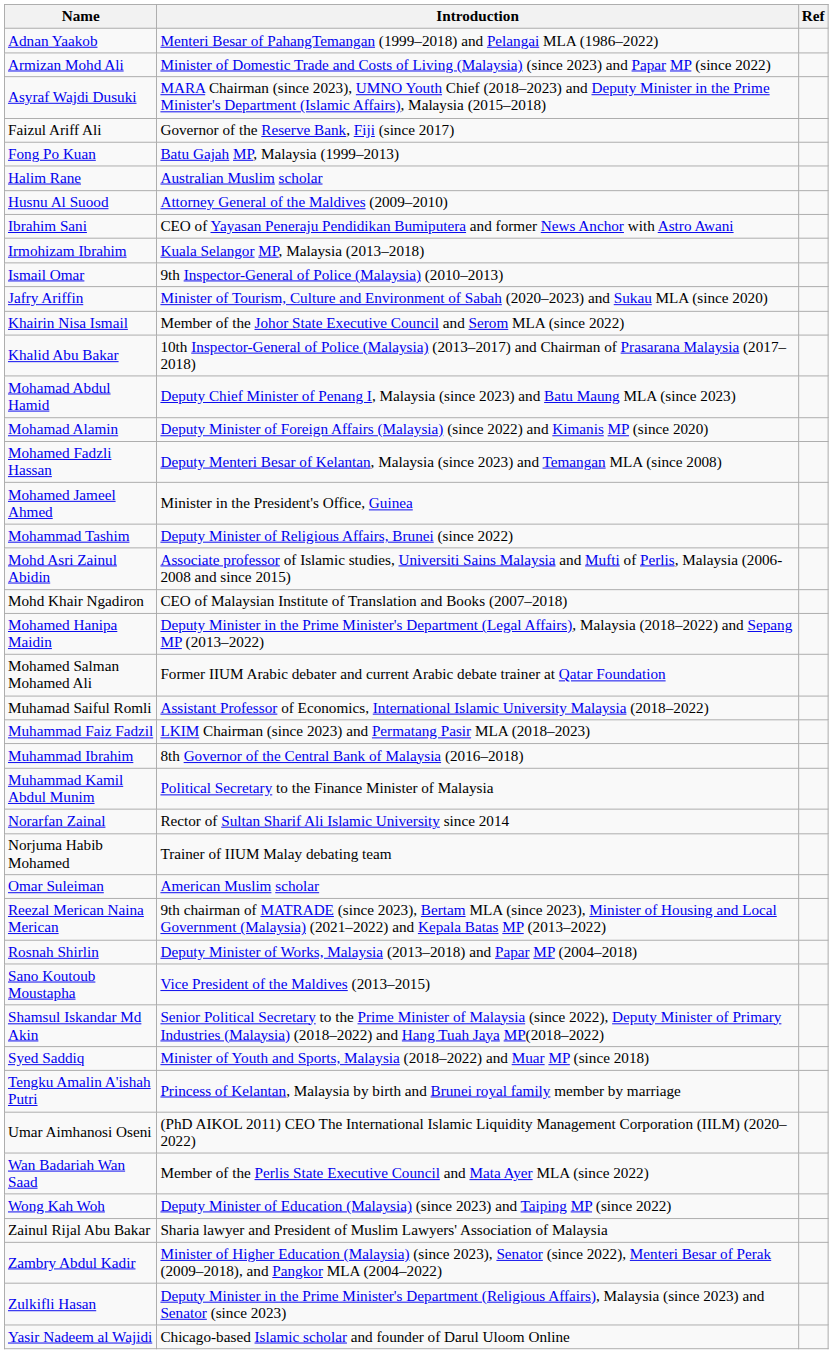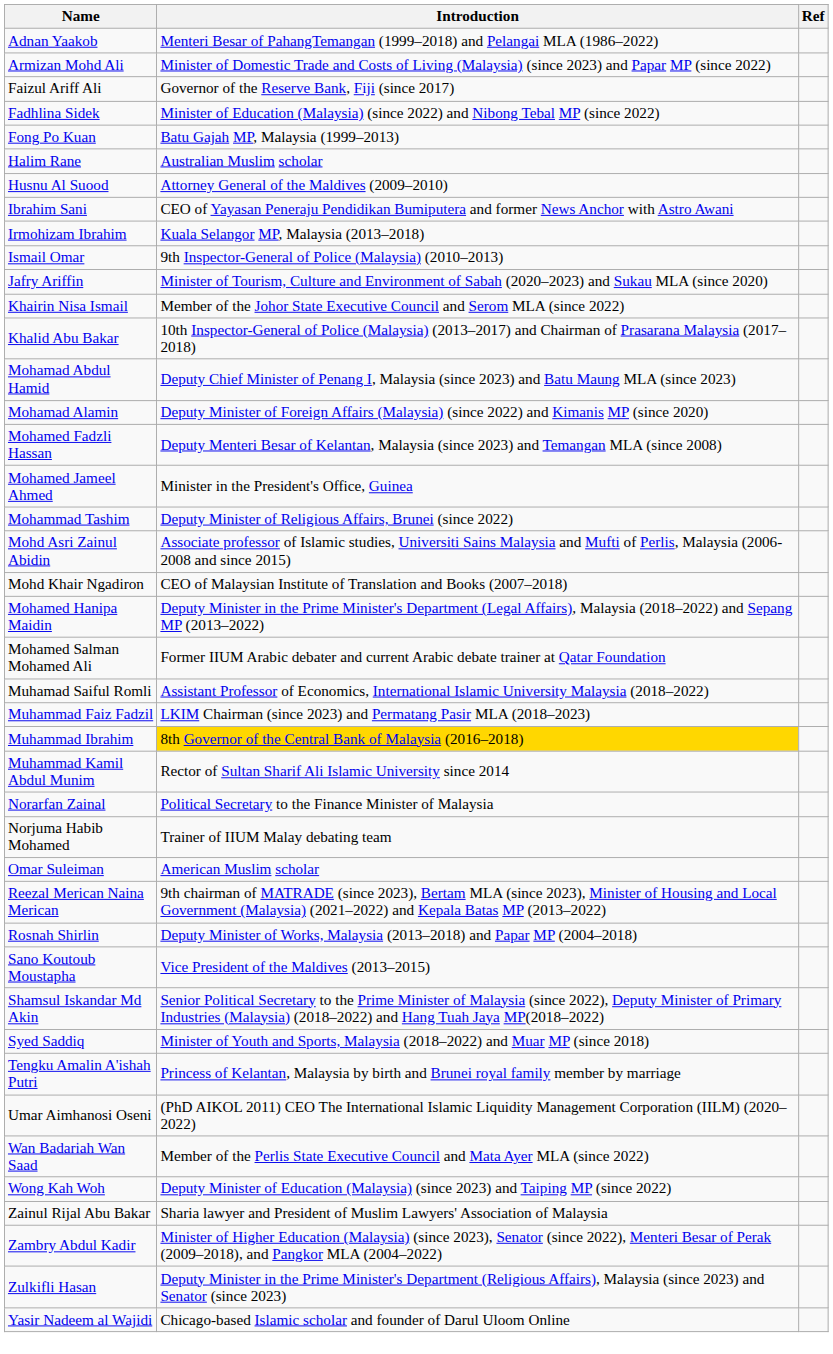- row: (72, 97)
+ row: (54, 112)
(342, 756) no background -> (342, 738) gold background
(327, 788) Political Secretary to the Finance Minister of Malaysia -> (335, 771) Rector of Sultan Sharif Ali Islamic University since 2014
(335, 821) Rector of Sultan Sharif Ali Islamic University since 2014 -> (327, 804) Political Secretary to the Finance Minister of Malaysia
